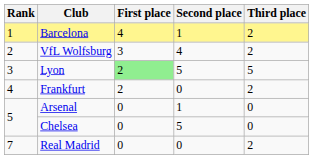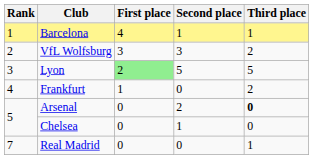(250, 32) 2 -> (250, 32) 1
(179, 51) 4 -> (179, 51) 3
(120, 88) 2 -> (120, 88) 1
(179, 107) 1 -> (179, 107) 2
(250, 107) normal -> (250, 107) bold
(179, 126) 5 -> (179, 126) 1
(250, 145) 2 -> (250, 145) 1
